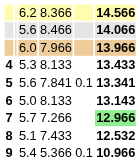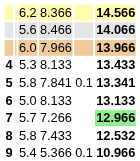(28, 83) 5.6 -> (28, 83) 5.8
(116, 100) 13.143 -> (116, 100) 13.133
(28, 135) 5.1 -> (28, 135) 5.8
